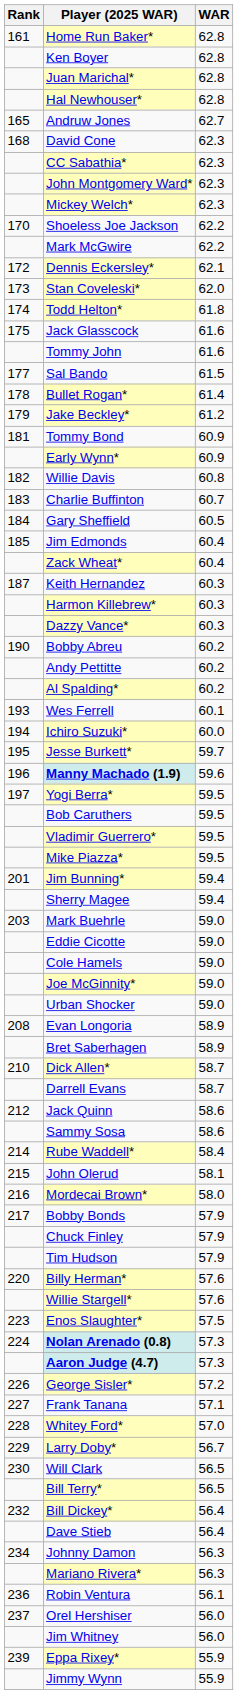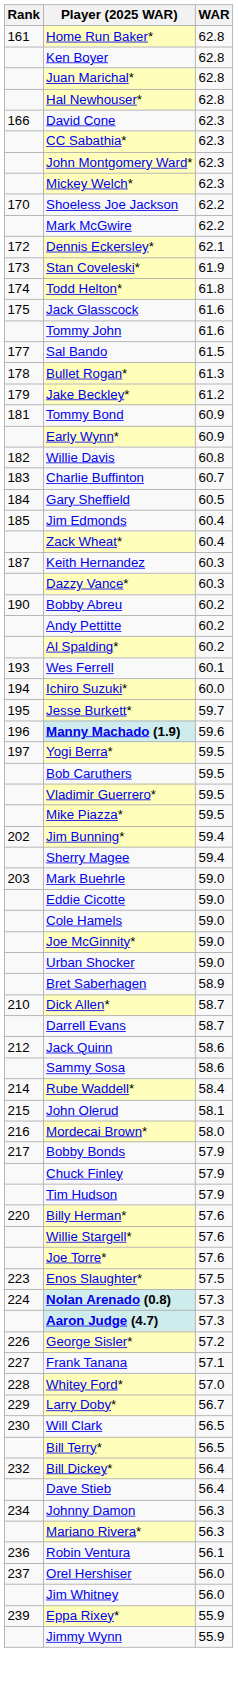- row: (88, 120)
(19, 141) 168 -> (19, 120) 166
(212, 289) 62.0 -> (212, 268) 61.9
(212, 394) 61.4 -> (212, 373) 61.3
- row: (101, 605)
(19, 878) 201 -> (19, 836) 202
- row: (89, 1026)
+ row: (76, 1257)
